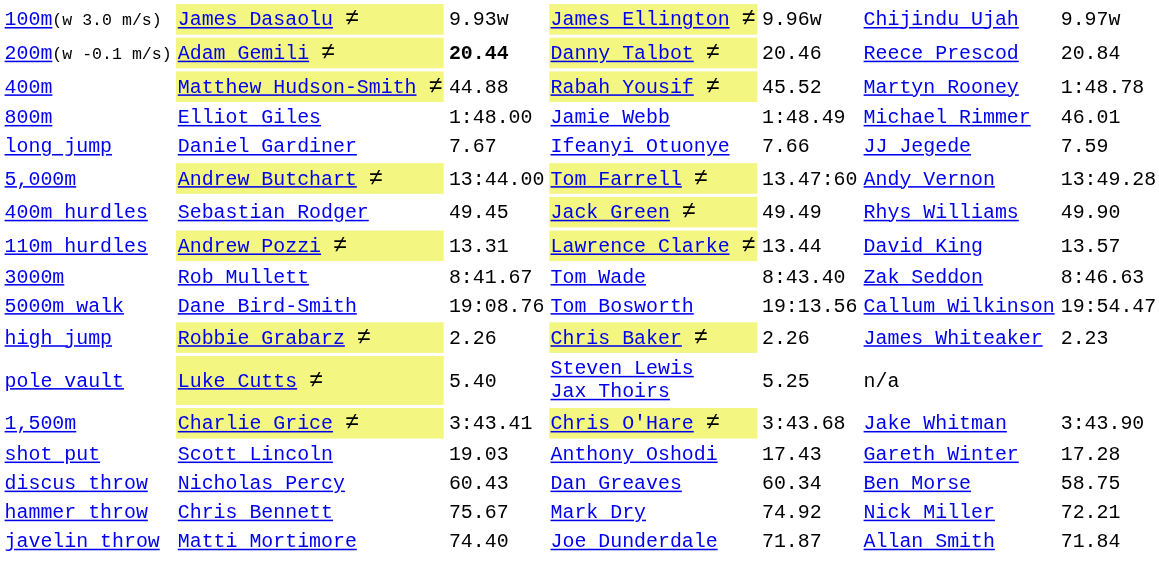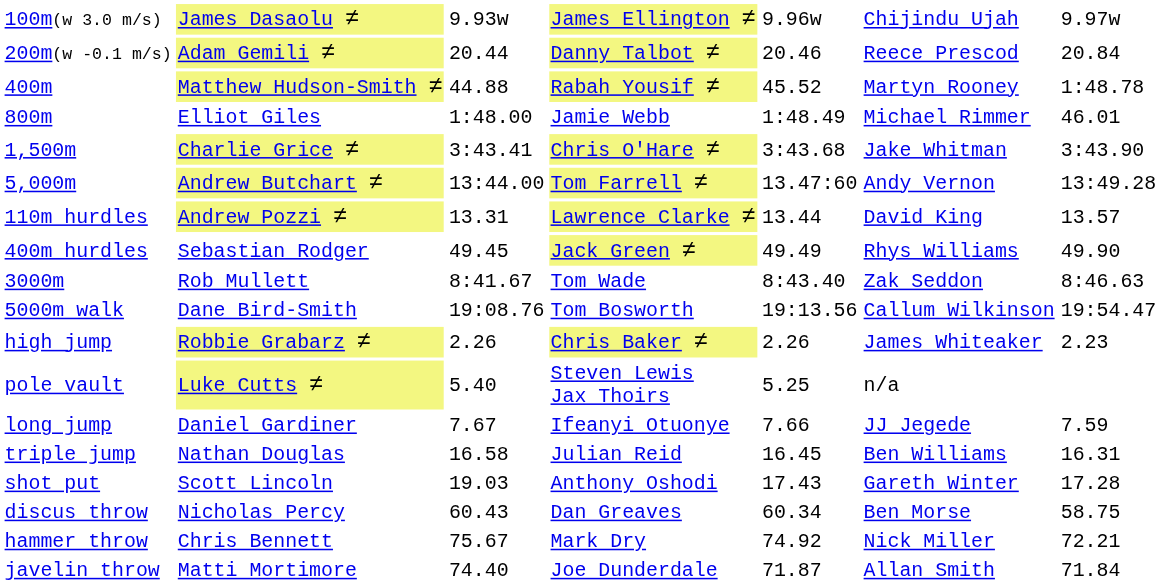(479, 53) bold -> (479, 53) normal
rows swapped: (40, 423) <-> (58, 147)
rows swapped: (76, 246) <-> (76, 212)
+ row: (70, 455)
